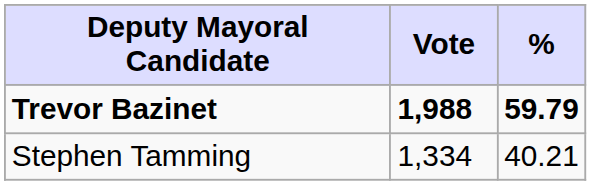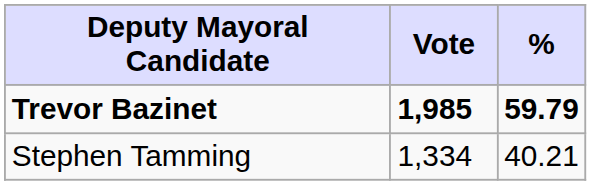(435, 108) 1,988 -> (435, 108) 1,985
